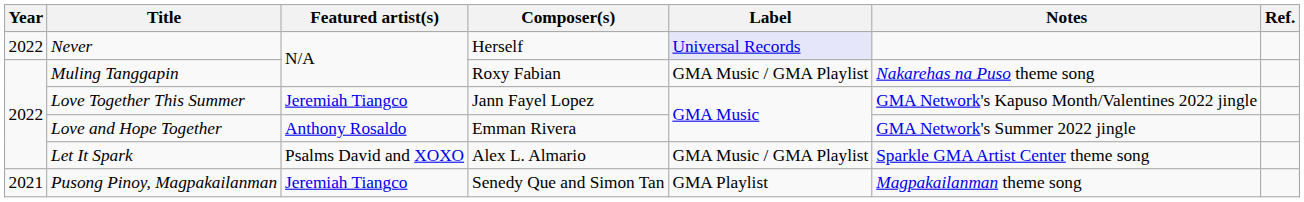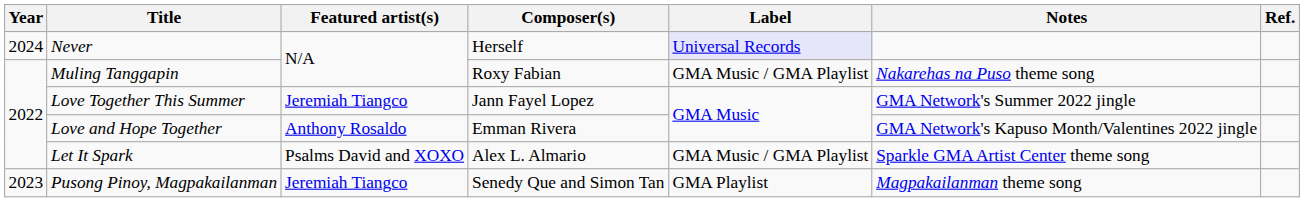(26, 45) 2022 -> (26, 45) 2024
(1067, 100) GMA Network's Kapuso Month/Valentines 2022 jingle -> (1006, 100) GMA Network's Summer 2022 jingle
(1006, 127) GMA Network's Summer 2022 jingle -> (1067, 127) GMA Network's Kapuso Month/Valentines 2022 jingle
(26, 182) 2021 -> (26, 182) 2023
